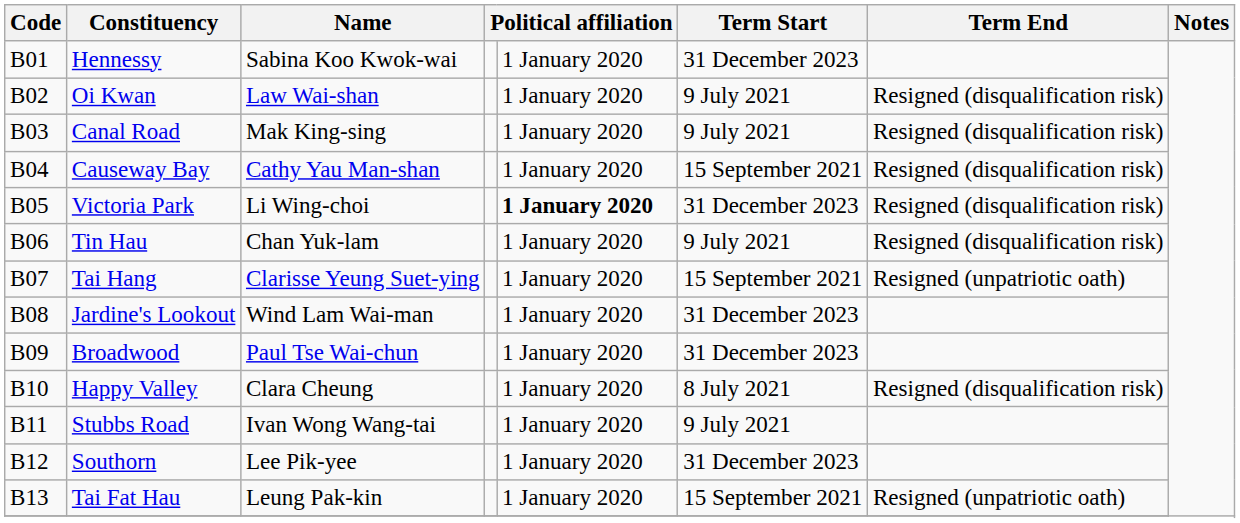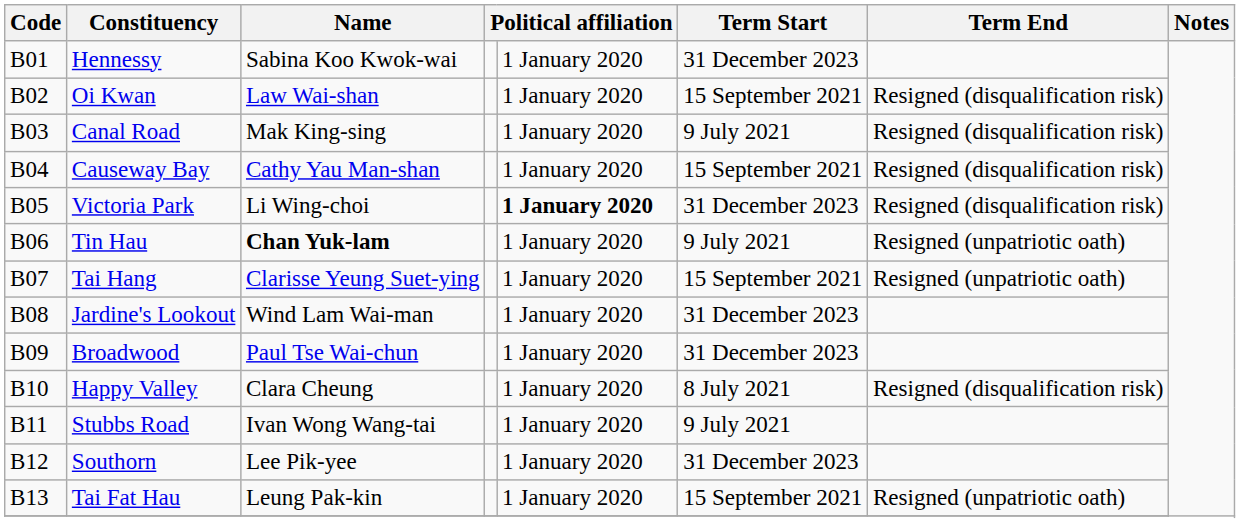(737, 95) 9 July 2021 -> (773, 95) 15 September 2021
(312, 242) normal -> (318, 242) bold
(1018, 242) Resigned (disqualification risk) -> (999, 242) Resigned (unpatriotic oath)
